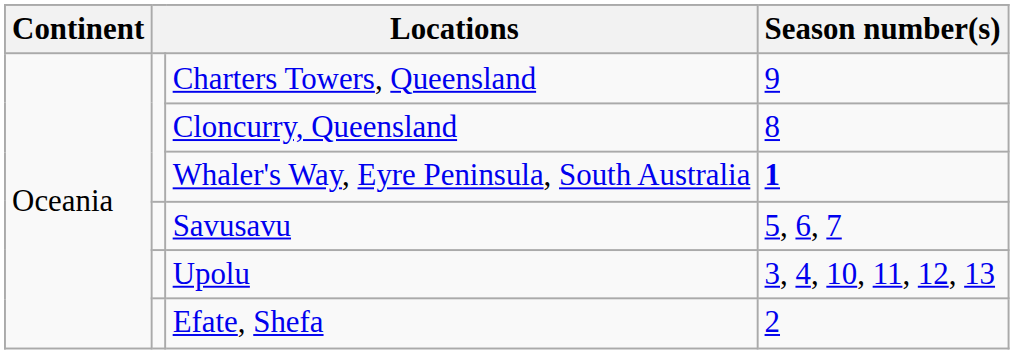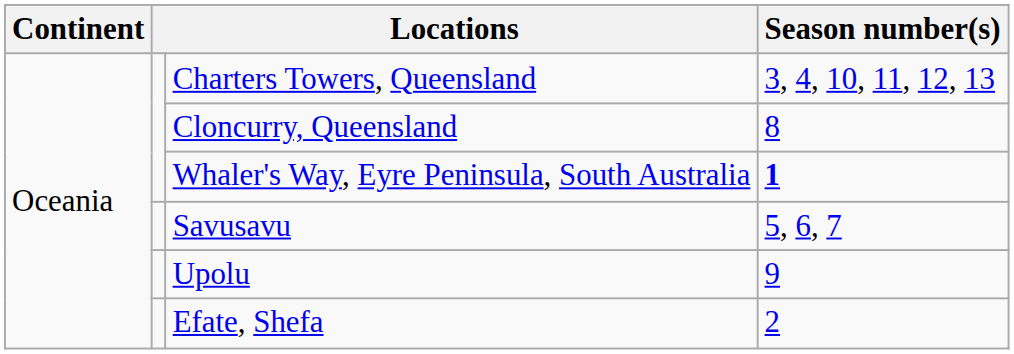(772, 77) 9 -> (880, 77) 3, 4, 10, 11, 12, 13
(880, 273) 3, 4, 10, 11, 12, 13 -> (772, 273) 9
